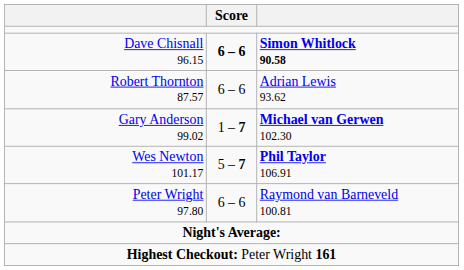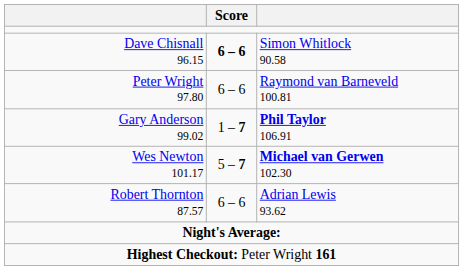(308, 51) bold -> (305, 51) normal
rows swapped: (157, 89) <-> (168, 202)
(322, 127) Michael van Gerwen 102.30 -> (293, 127) Phil Taylor 106.91
(293, 165) Phil Taylor 106.91 -> (322, 165) Michael van Gerwen 102.30
